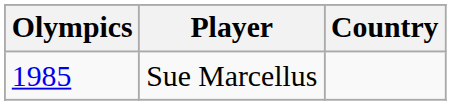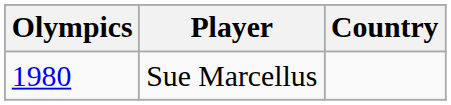(42, 75) 1985 -> (42, 75) 1980
